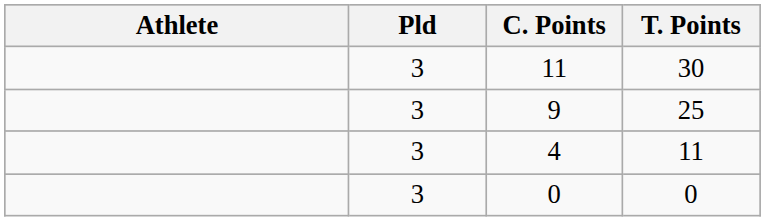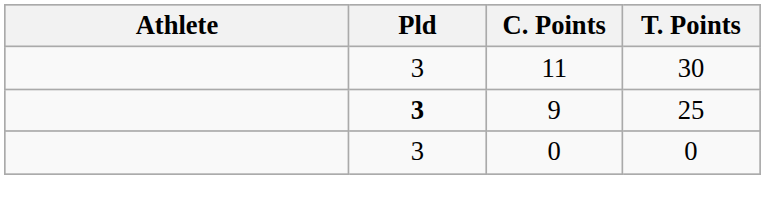(417, 109) normal -> (417, 109) bold
- row: (554, 151)
